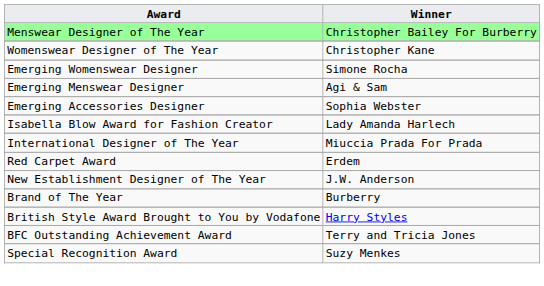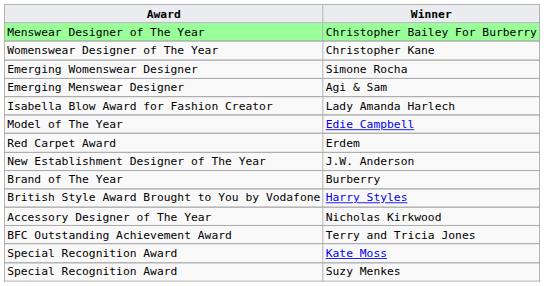- row: (373, 106)
+ row: (370, 124)
- row: (404, 143)
+ row: (384, 216)
+ row: (356, 253)
